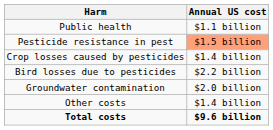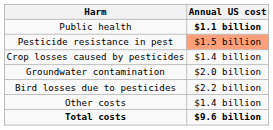(228, 27) normal -> (228, 27) bold
rows swapped: (95, 72) <-> (95, 87)
